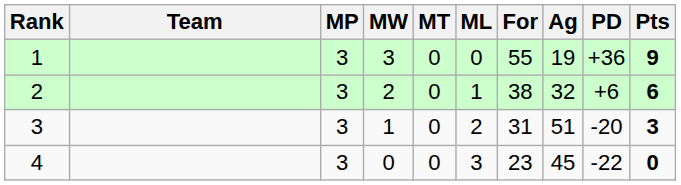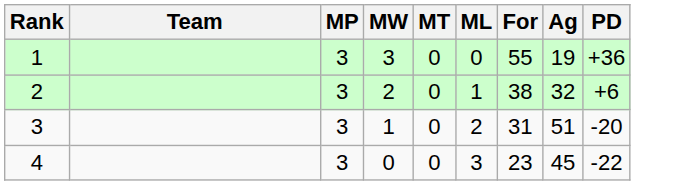- column: (653, 22)
